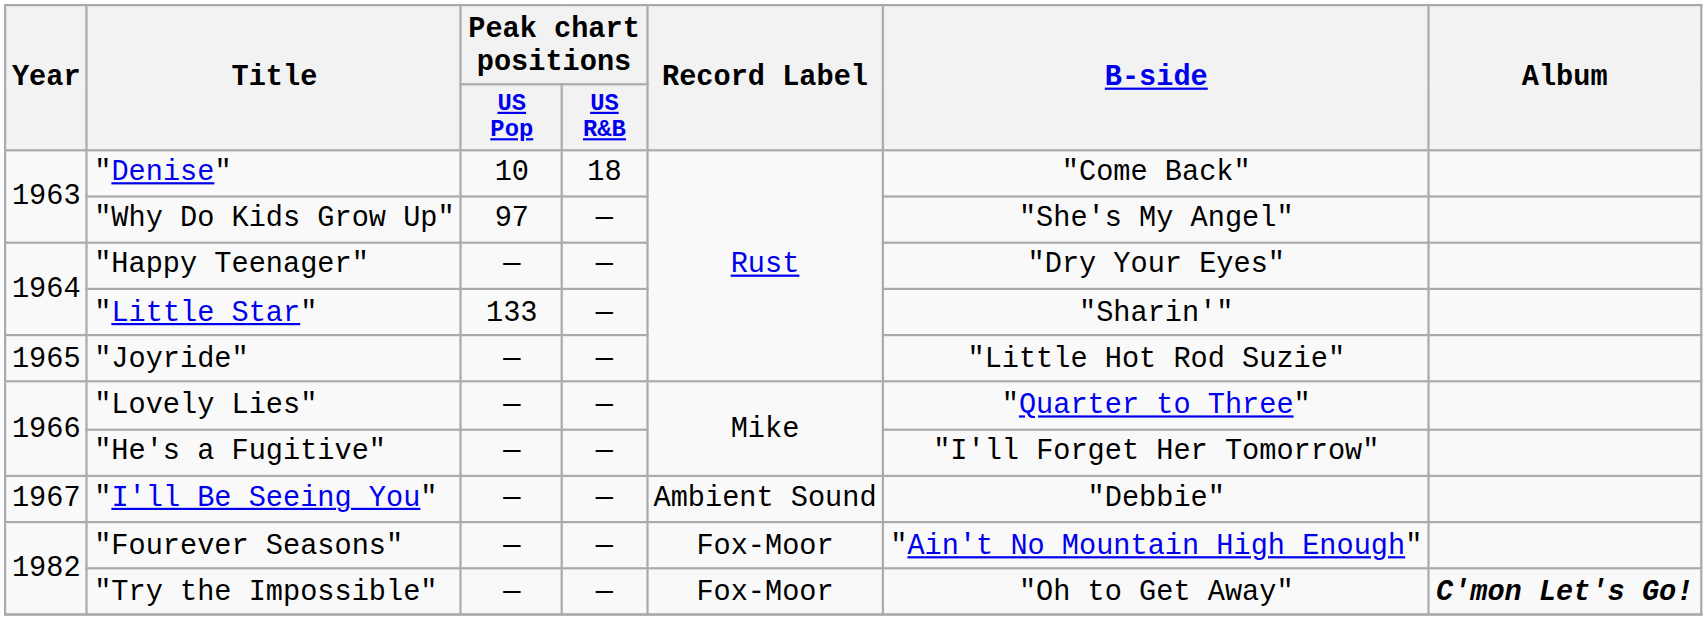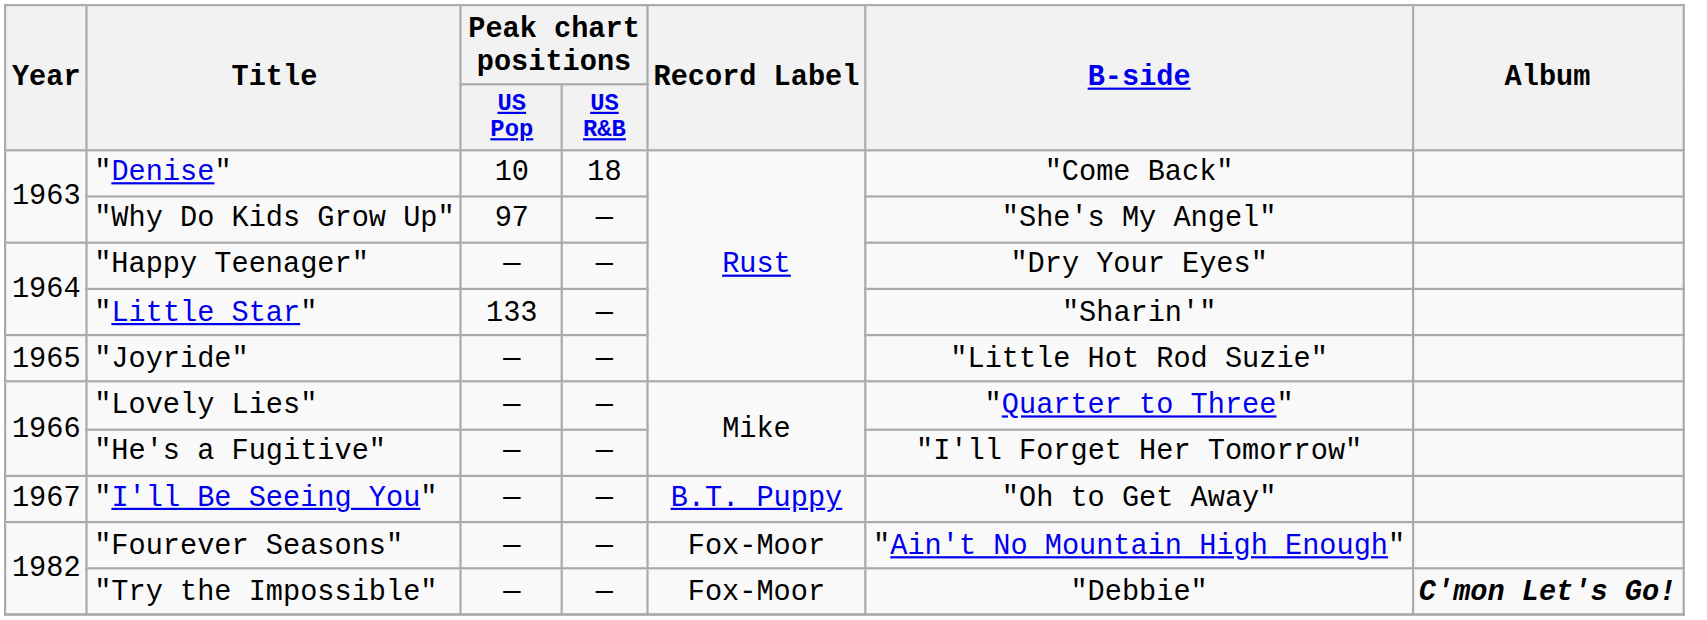(765, 499) Ambient Sound -> (756, 499) B.T. Puppy
(1156, 499) "Debbie" -> (1139, 499) "Oh to Get Away"
(1156, 592) "Oh to Get Away" -> (1139, 592) "Debbie"
